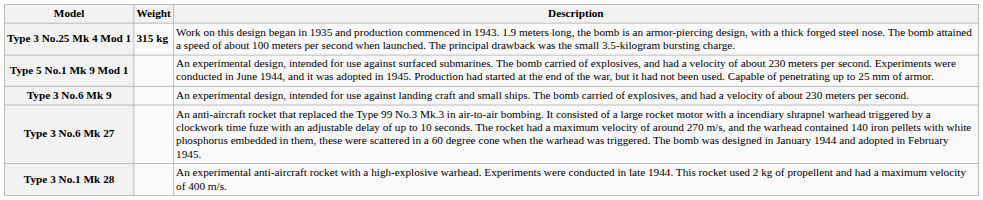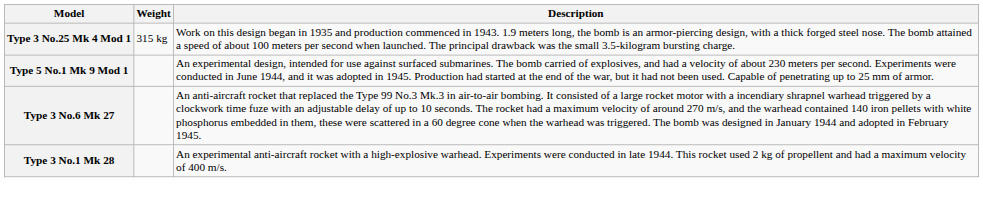(152, 39) bold -> (152, 39) normal
- row: (69, 96)
